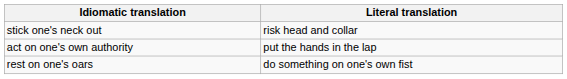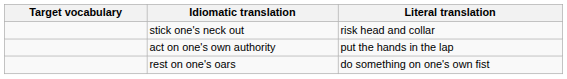+ column: (76, 13)
